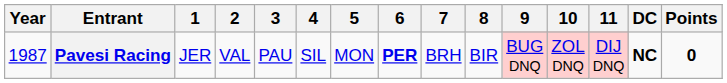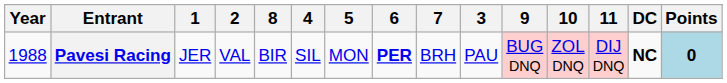columns swapped: (275, 19) <-> (484, 19)
(28, 55) 1987 -> (28, 55) 1988
(691, 55) no background -> (691, 55) lightblue background
